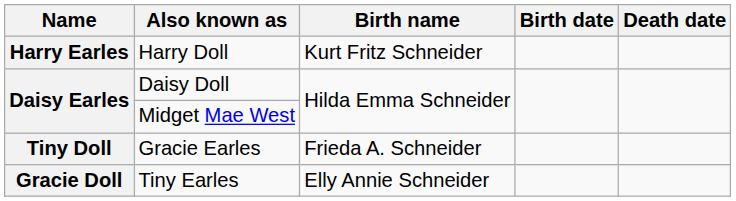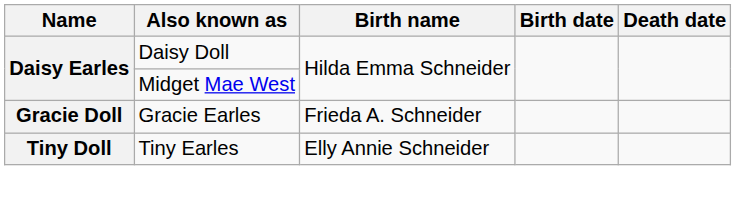- row: (183, 52)
(69, 148) Tiny Doll -> (69, 116) Gracie Doll
(69, 180) Gracie Doll -> (69, 148) Tiny Doll
